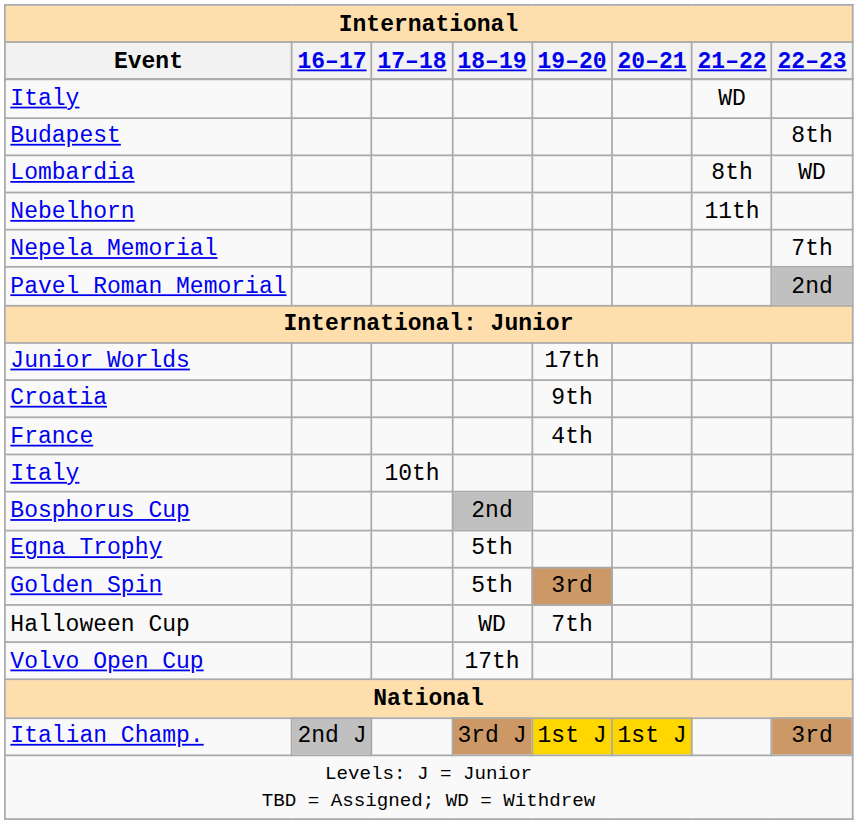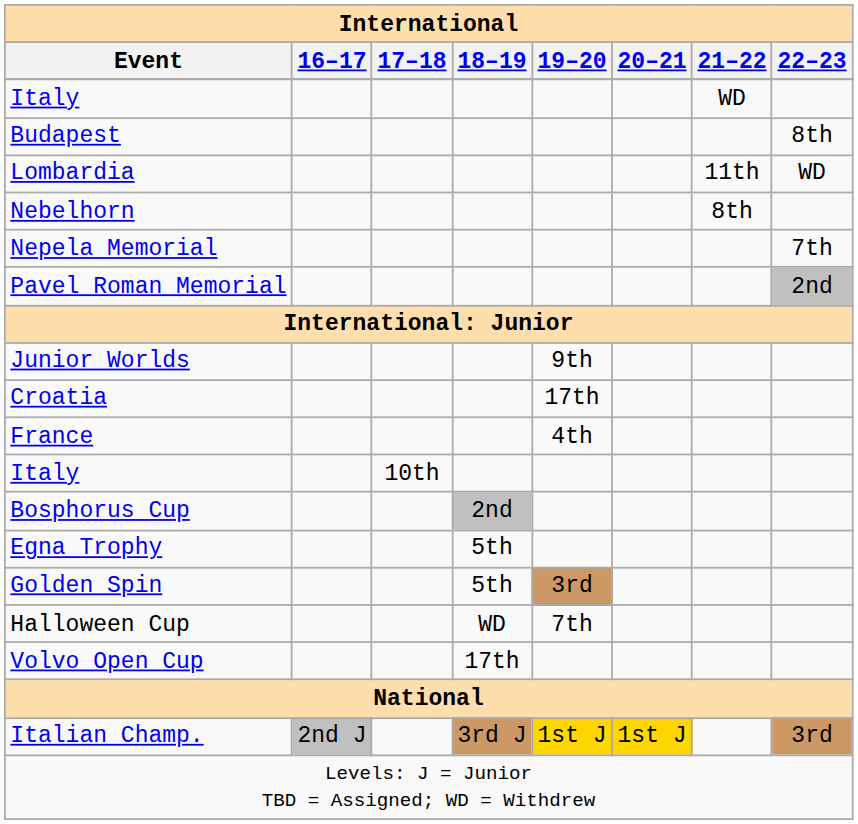(732, 174) 8th -> (732, 174) 11th
(732, 211) 11th -> (732, 211) 8th
(572, 361) 17th -> (572, 361) 9th
(572, 399) 9th -> (572, 399) 17th
